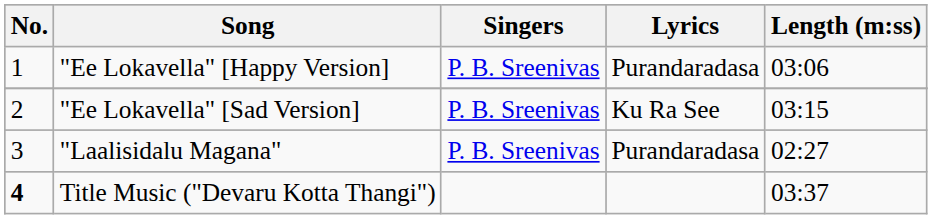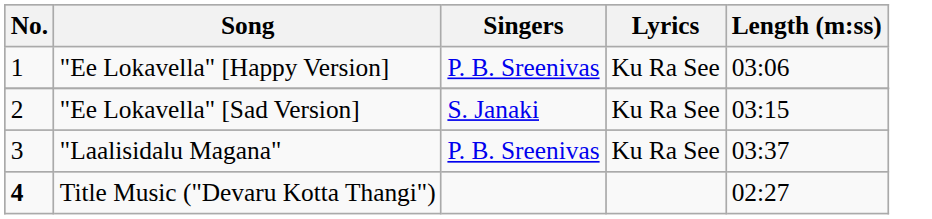(685, 67) Purandaradasa -> (666, 67) Ku Ra See
(524, 109) P. B. Sreenivas -> (493, 109) S. Janaki
(685, 151) Purandaradasa -> (666, 151) Ku Ra See
(800, 151) 02:27 -> (761, 151) 03:37
(800, 193) 03:37 -> (761, 193) 02:27
